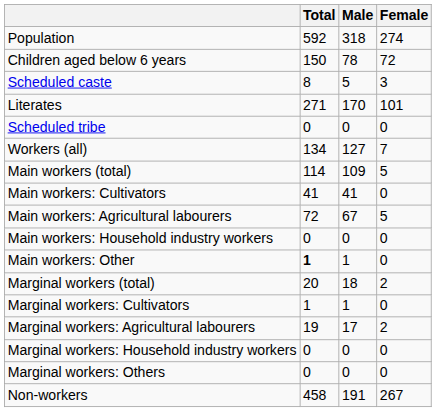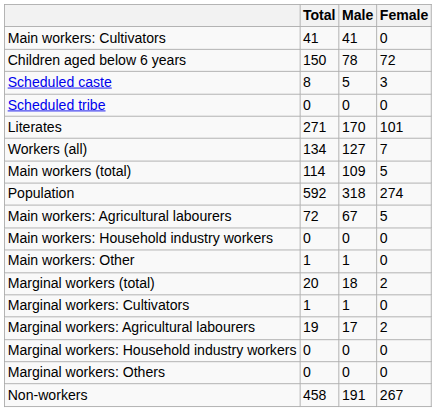rows swapped: (41, 37) <-> (87, 194)
rows swapped: (57, 127) <-> (35, 104)
(307, 261) bold -> (307, 261) normal
